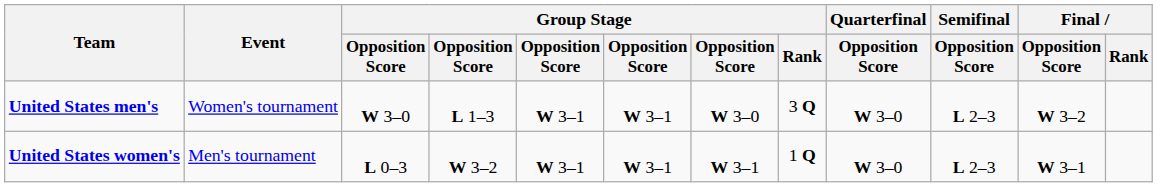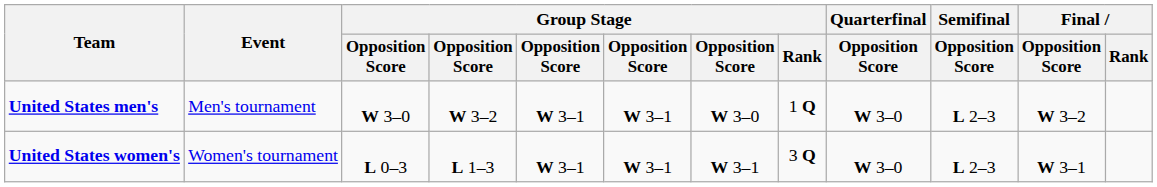(263, 106) Women's tournament -> (252, 106) Men's tournament
(473, 116) L 1–3 -> (473, 116) W 3–2
(802, 106) 3 Q -> (802, 106) 1 Q
(252, 156) Men's tournament -> (263, 156) Women's tournament
(473, 167) W 3–2 -> (473, 167) L 1–3
(802, 156) 1 Q -> (802, 156) 3 Q
